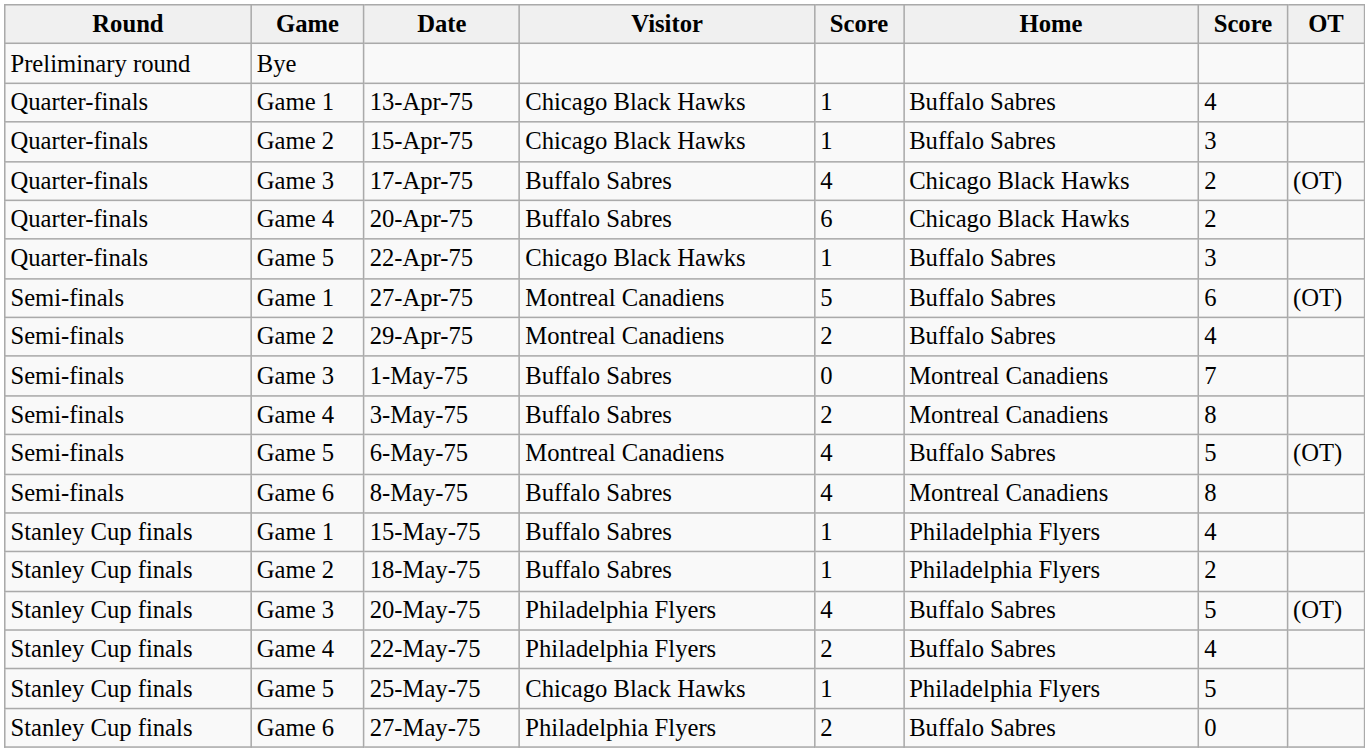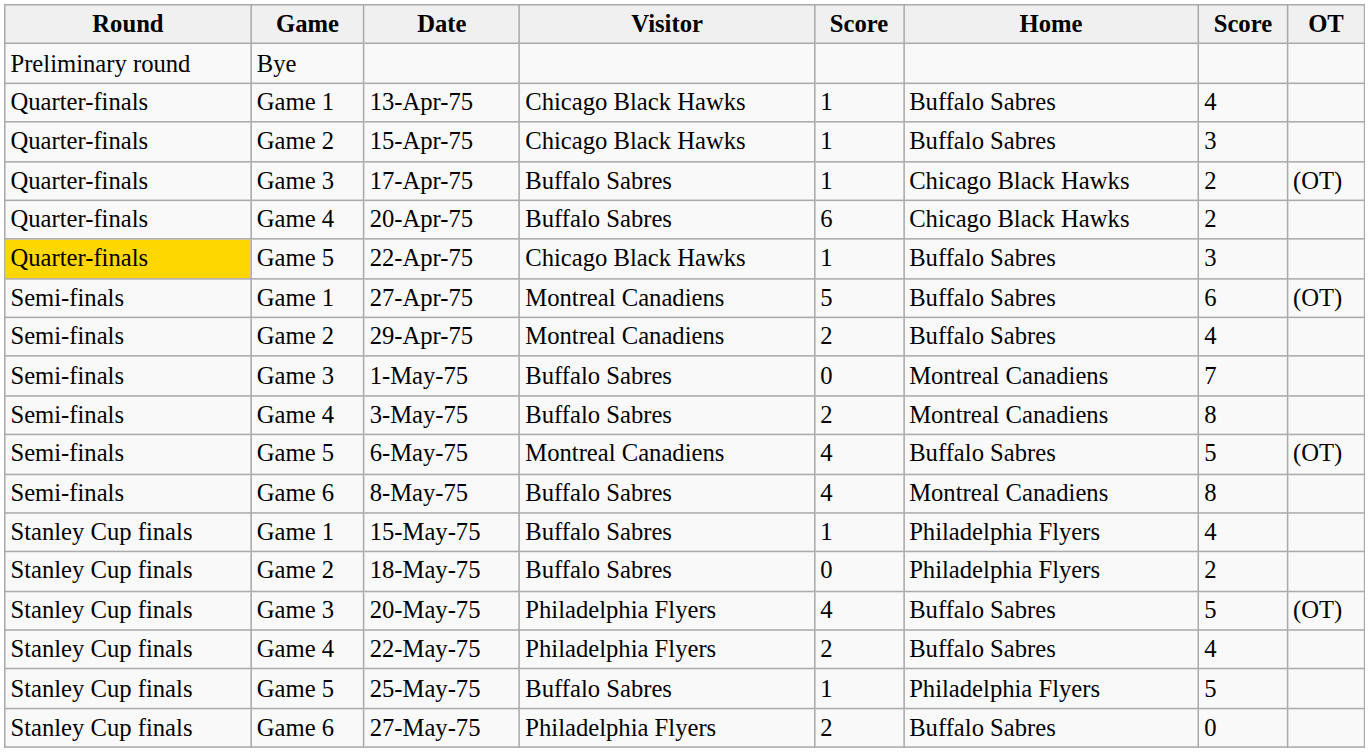(826, 180) 4 -> (826, 180) 1
(79, 258) no background -> (79, 258) gold background
(826, 571) 1 -> (826, 571) 0
(635, 688) Chicago Black Hawks -> (599, 688) Buffalo Sabres
